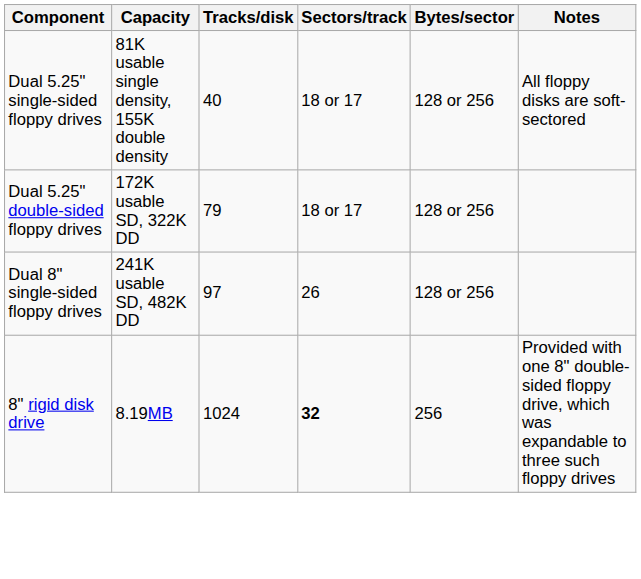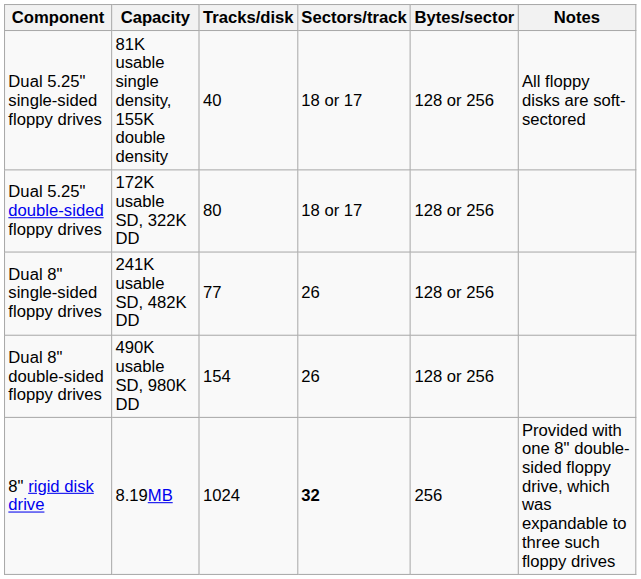(212, 210) 79 -> (212, 210) 80
(212, 293) 97 -> (212, 293) 77
+ row: (56, 375)
